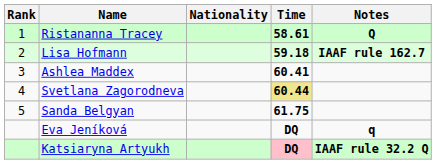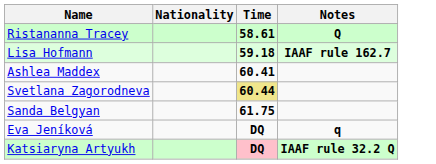- column: (22, 14)
